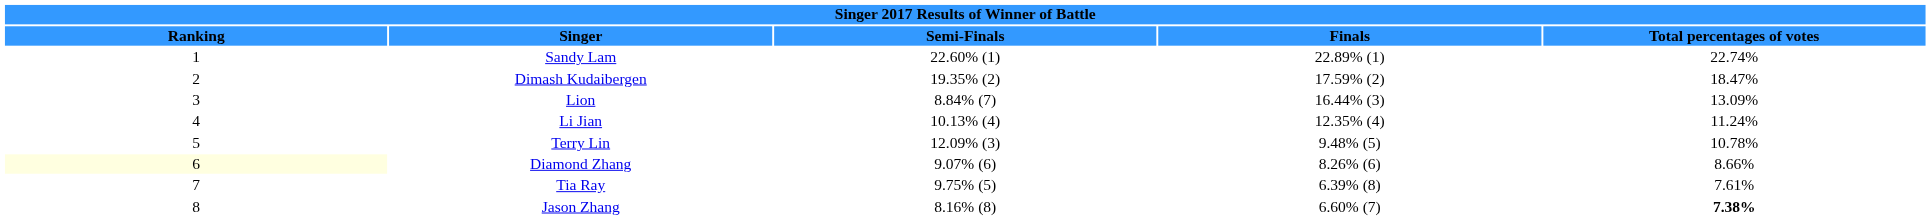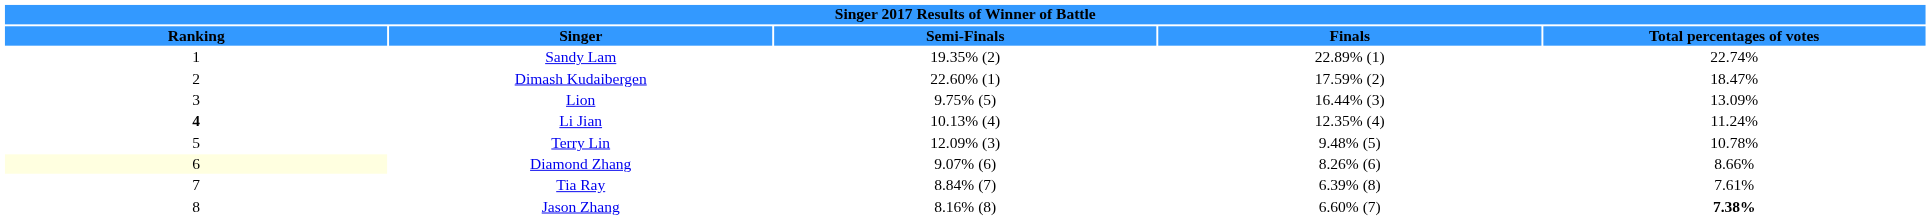(965, 57) 22.60% (1) -> (965, 57) 19.35% (2)
(965, 78) 19.35% (2) -> (965, 78) 22.60% (1)
(965, 100) 8.84% (7) -> (965, 100) 9.75% (5)
(196, 121) normal -> (196, 121) bold
(965, 185) 9.75% (5) -> (965, 185) 8.84% (7)
